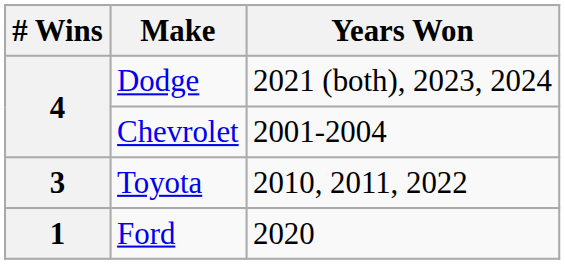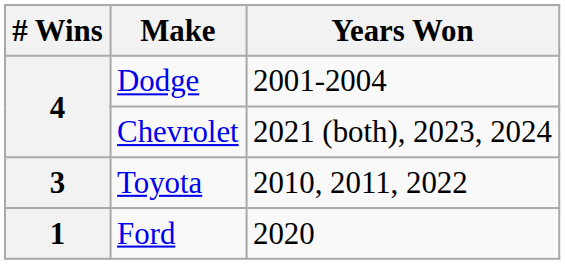(402, 81) 2021 (both), 2023, 2024 -> (320, 81) 2001-2004
(320, 131) 2001-2004 -> (402, 131) 2021 (both), 2023, 2024
